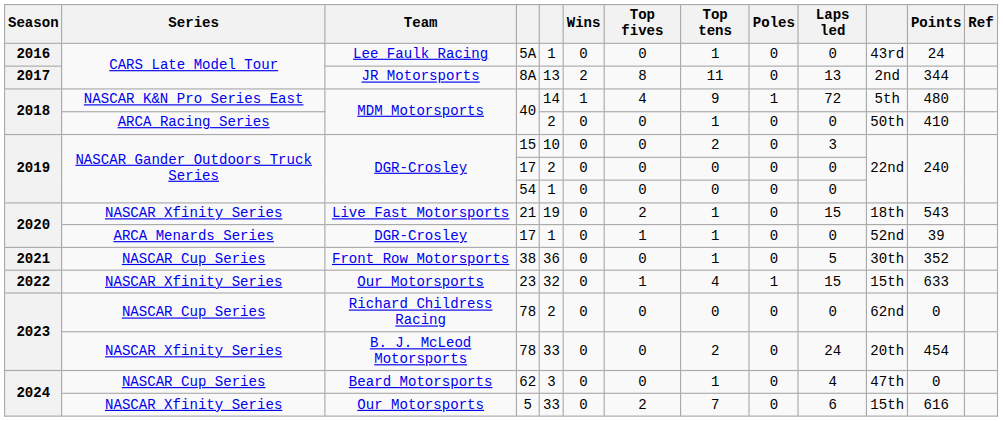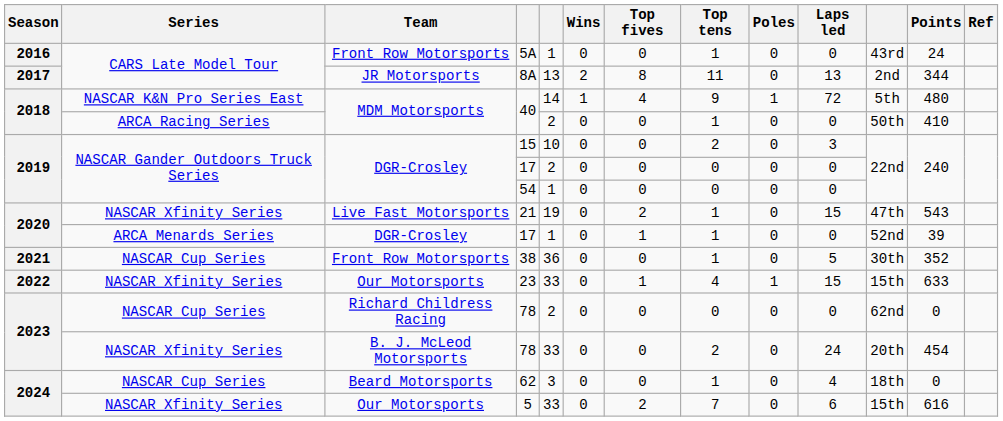(421, 55) Lee Faulk Racing -> (421, 55) Front Row Motorsports
(887, 214) 18th -> (887, 214) 47th
(551, 282) 32 -> (551, 282) 33
(887, 382) 47th -> (887, 382) 18th
